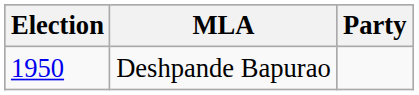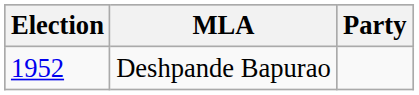(38, 67) 1950 -> (38, 67) 1952
